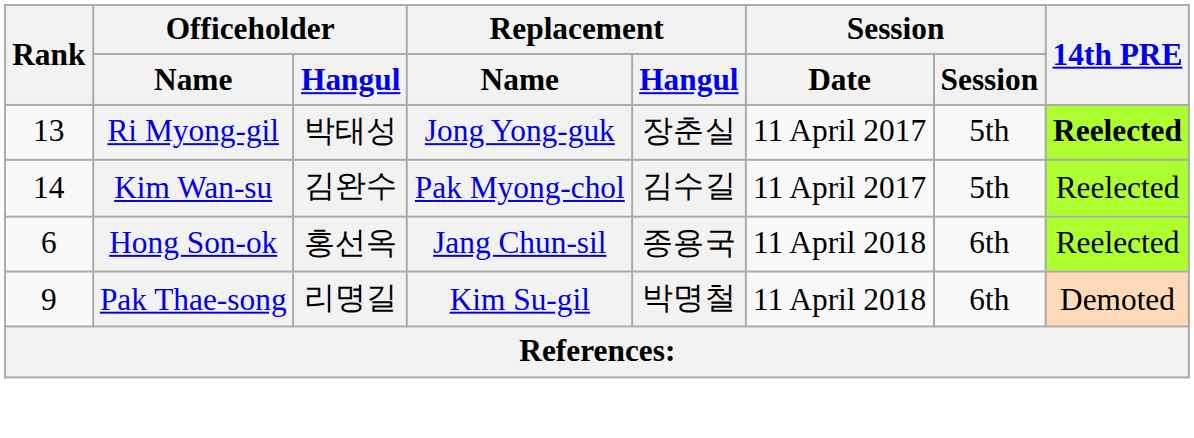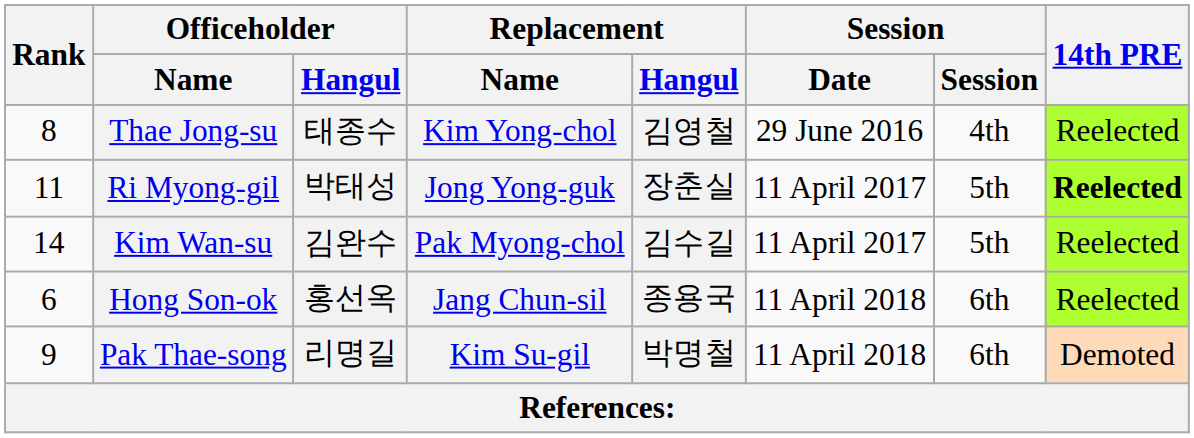+ row: (193, 131)
(49, 131) 13 -> (49, 187) 11
